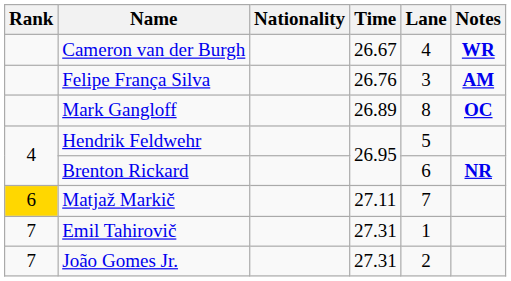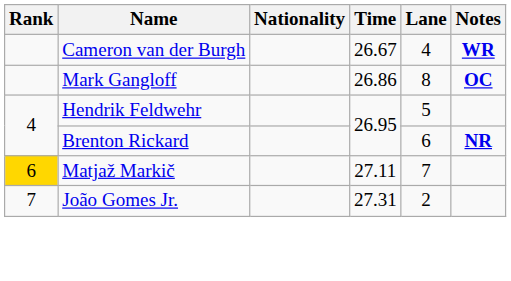- row: (136, 79)
(375, 110) 26.89 -> (375, 79) 26.86
- row: (119, 230)
